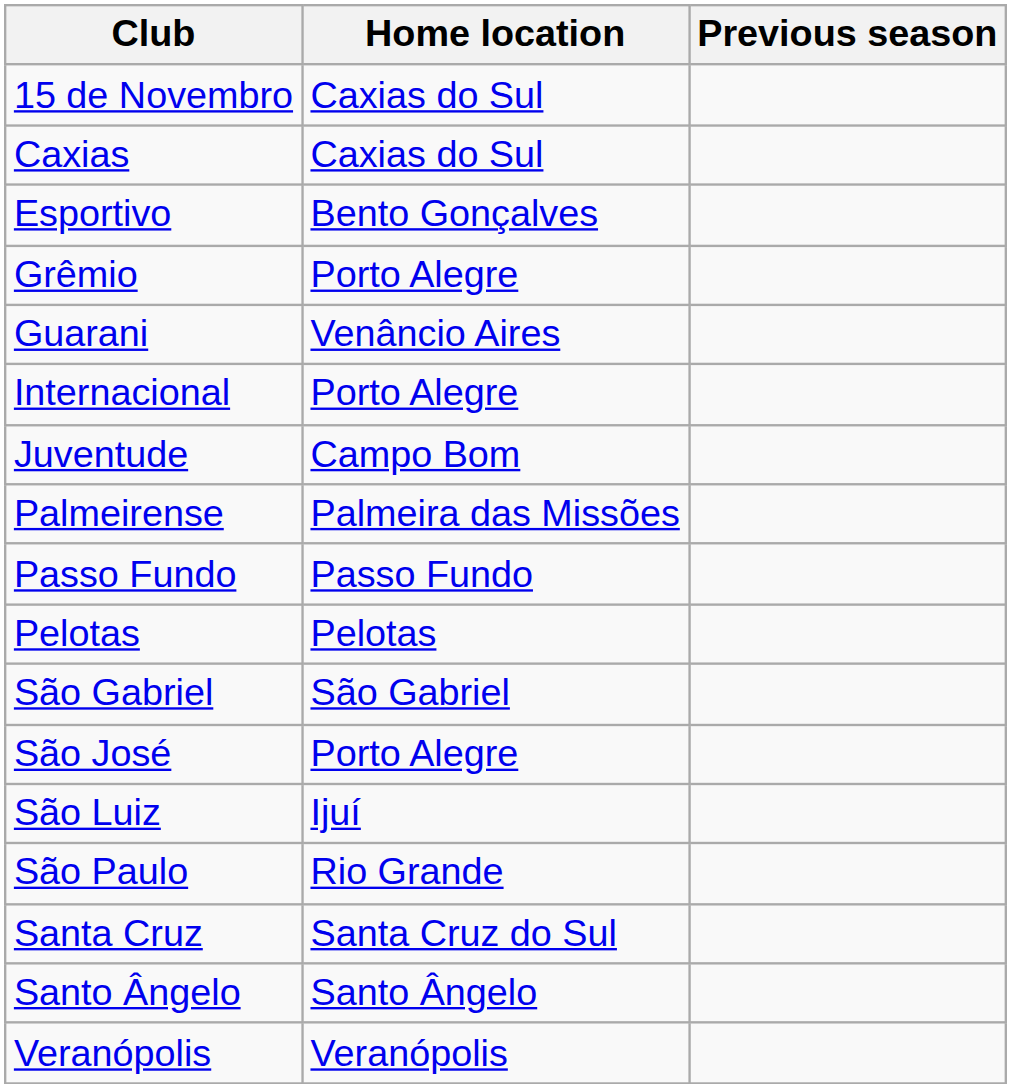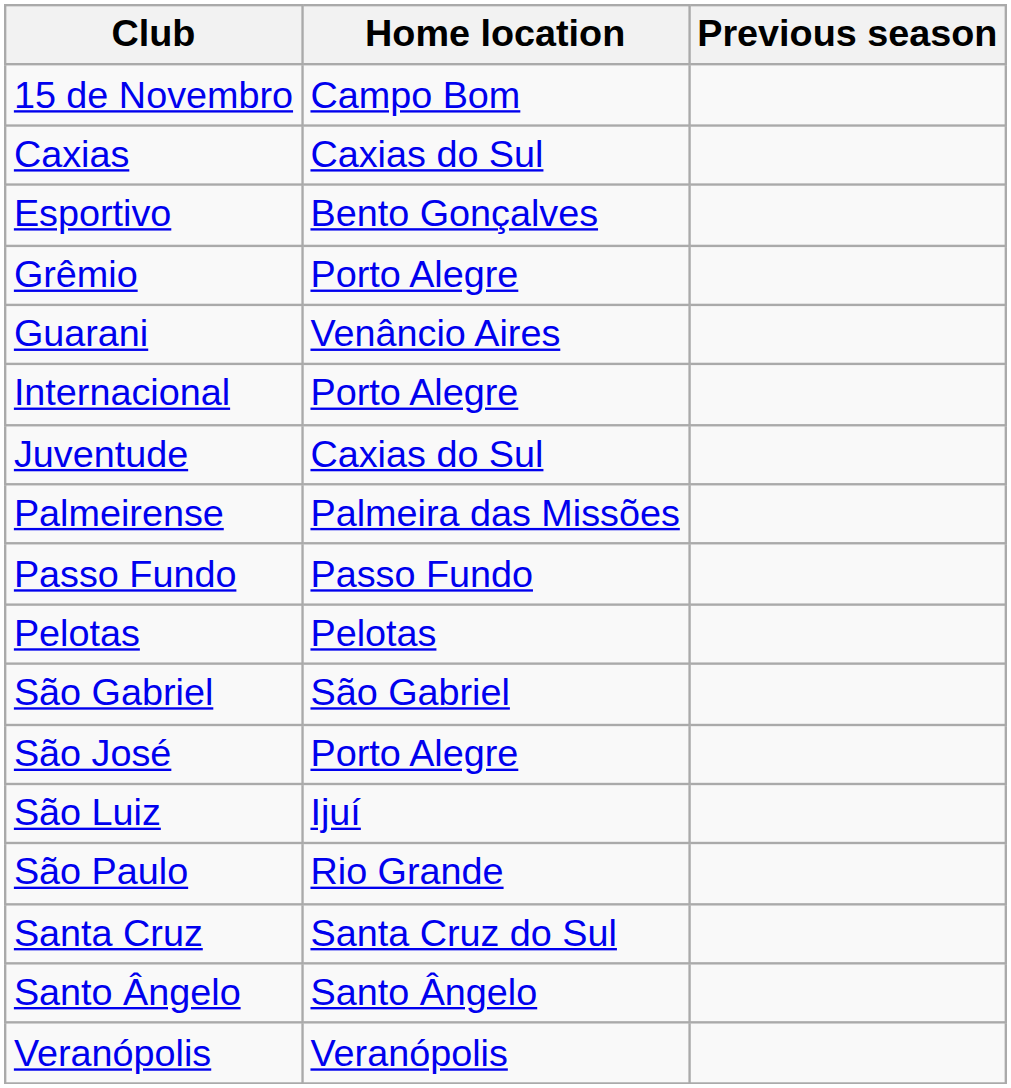(427, 94) Caxias do Sul -> (415, 94) Campo Bom
(415, 453) Campo Bom -> (427, 453) Caxias do Sul
